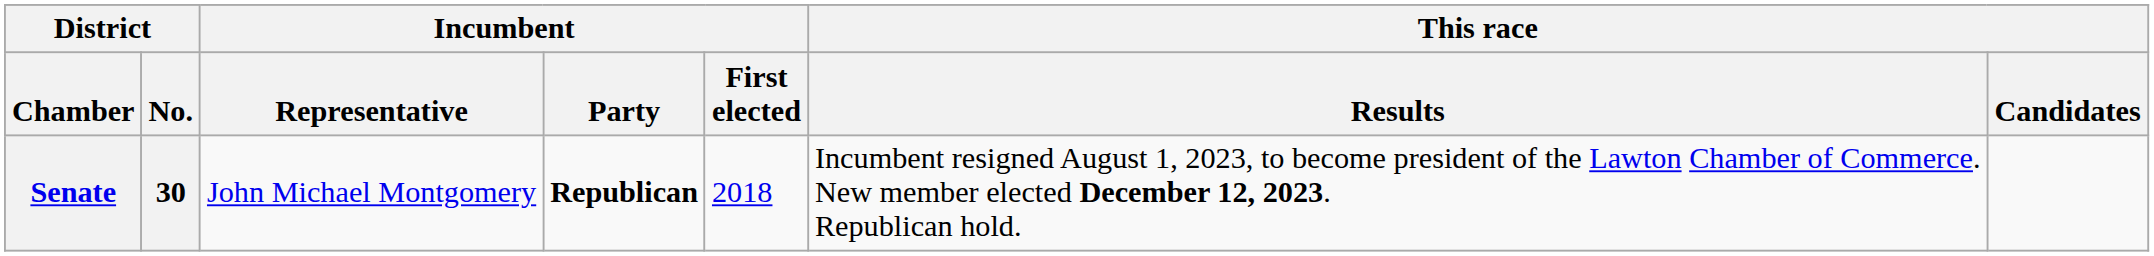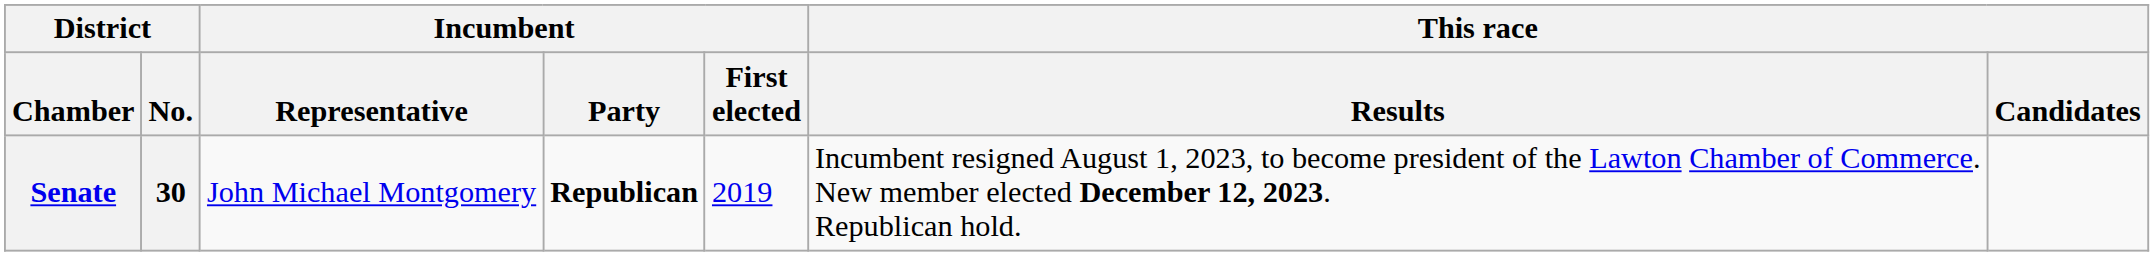(742, 192) 2018 -> (742, 192) 2019
